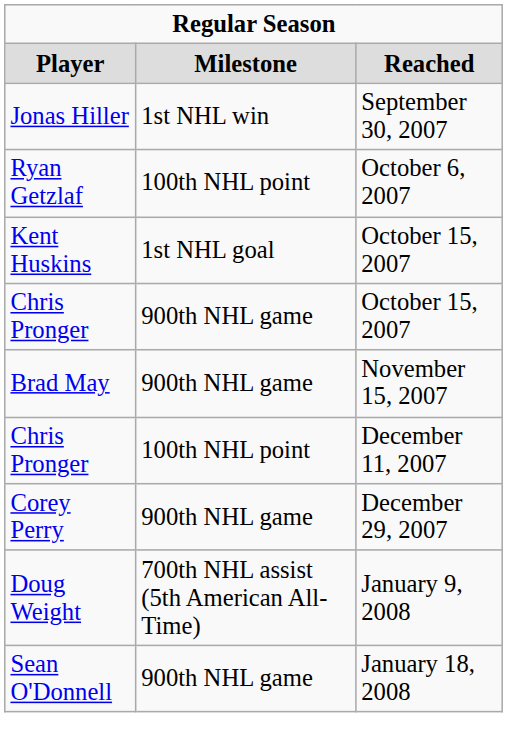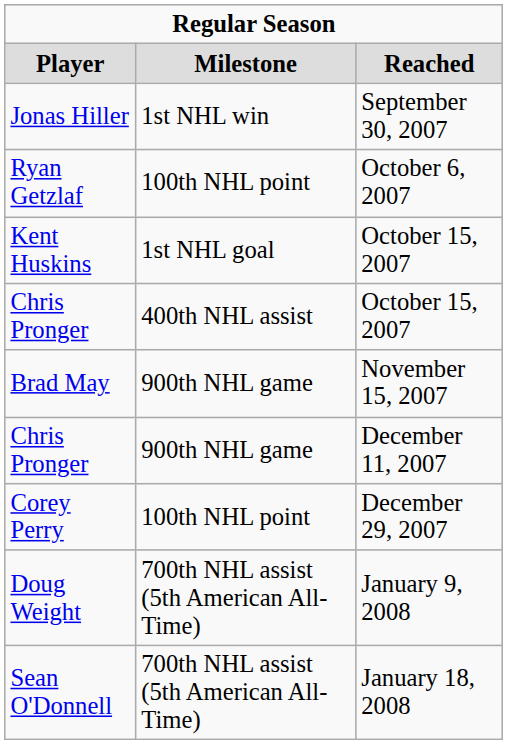(227, 316) 900th NHL game -> (227, 316) 400th NHL assist
(226, 450) 100th NHL point -> (227, 450) 900th NHL game
(227, 516) 900th NHL game -> (226, 516) 100th NHL point
(227, 678) 900th NHL game -> (234, 692) 700th NHL assist (5th American All-Time)
